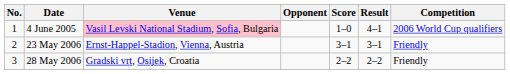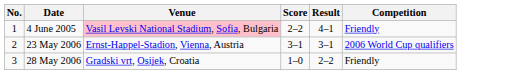- column: (305, 12)
(344, 28) 1–0 -> (295, 28) 2–2
(448, 28) 2006 World Cup qualifiers -> (362, 28) Friendly
(411, 45) Friendly -> (399, 45) 2006 World Cup qualifiers
(344, 61) 2–2 -> (295, 61) 1–0
